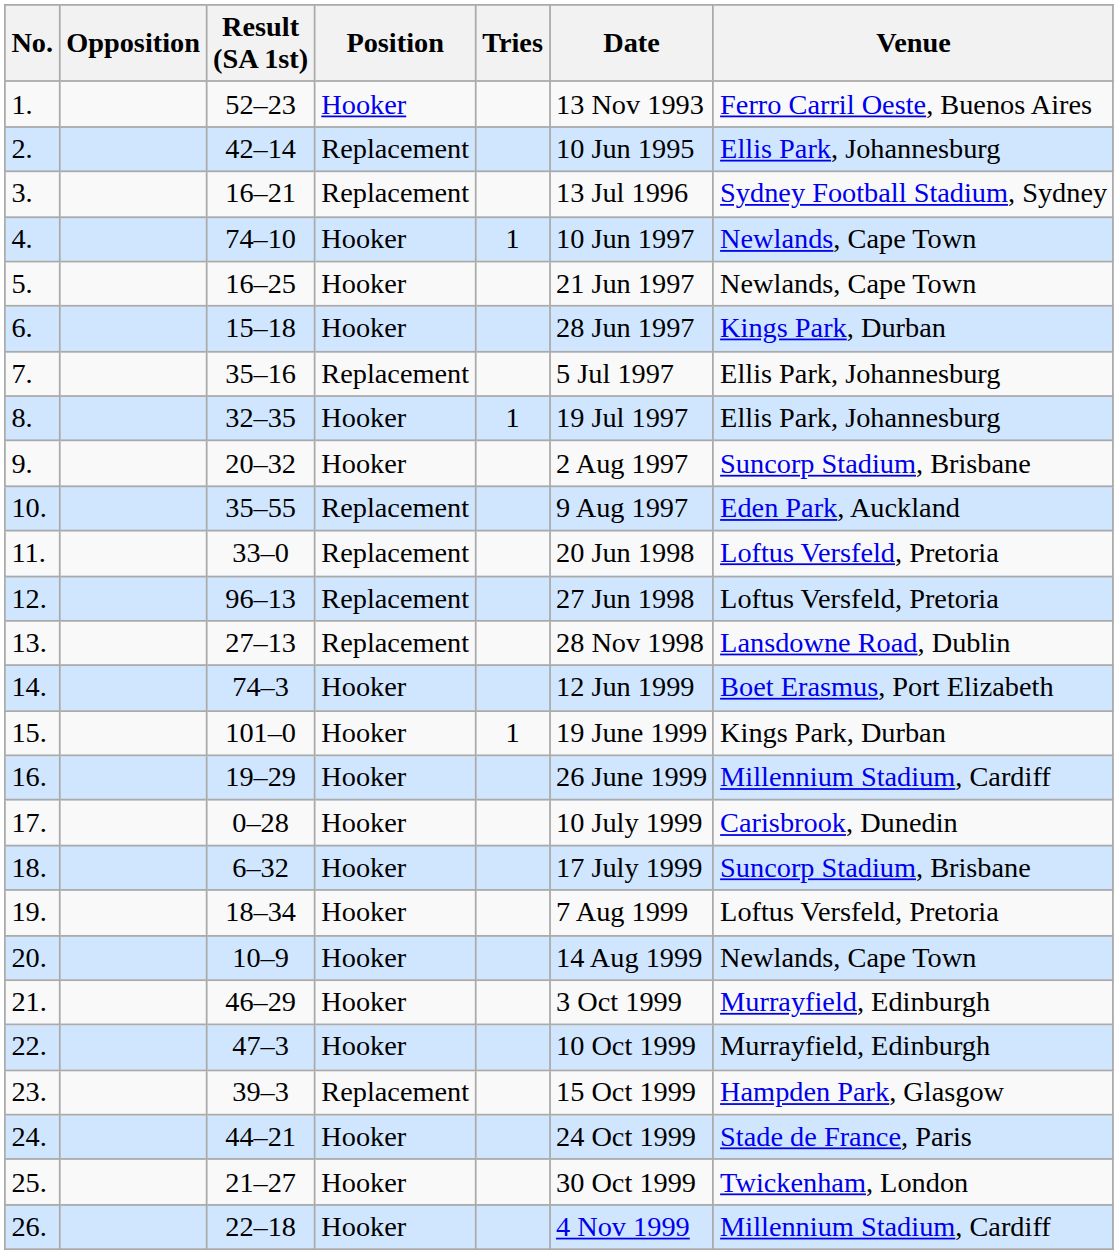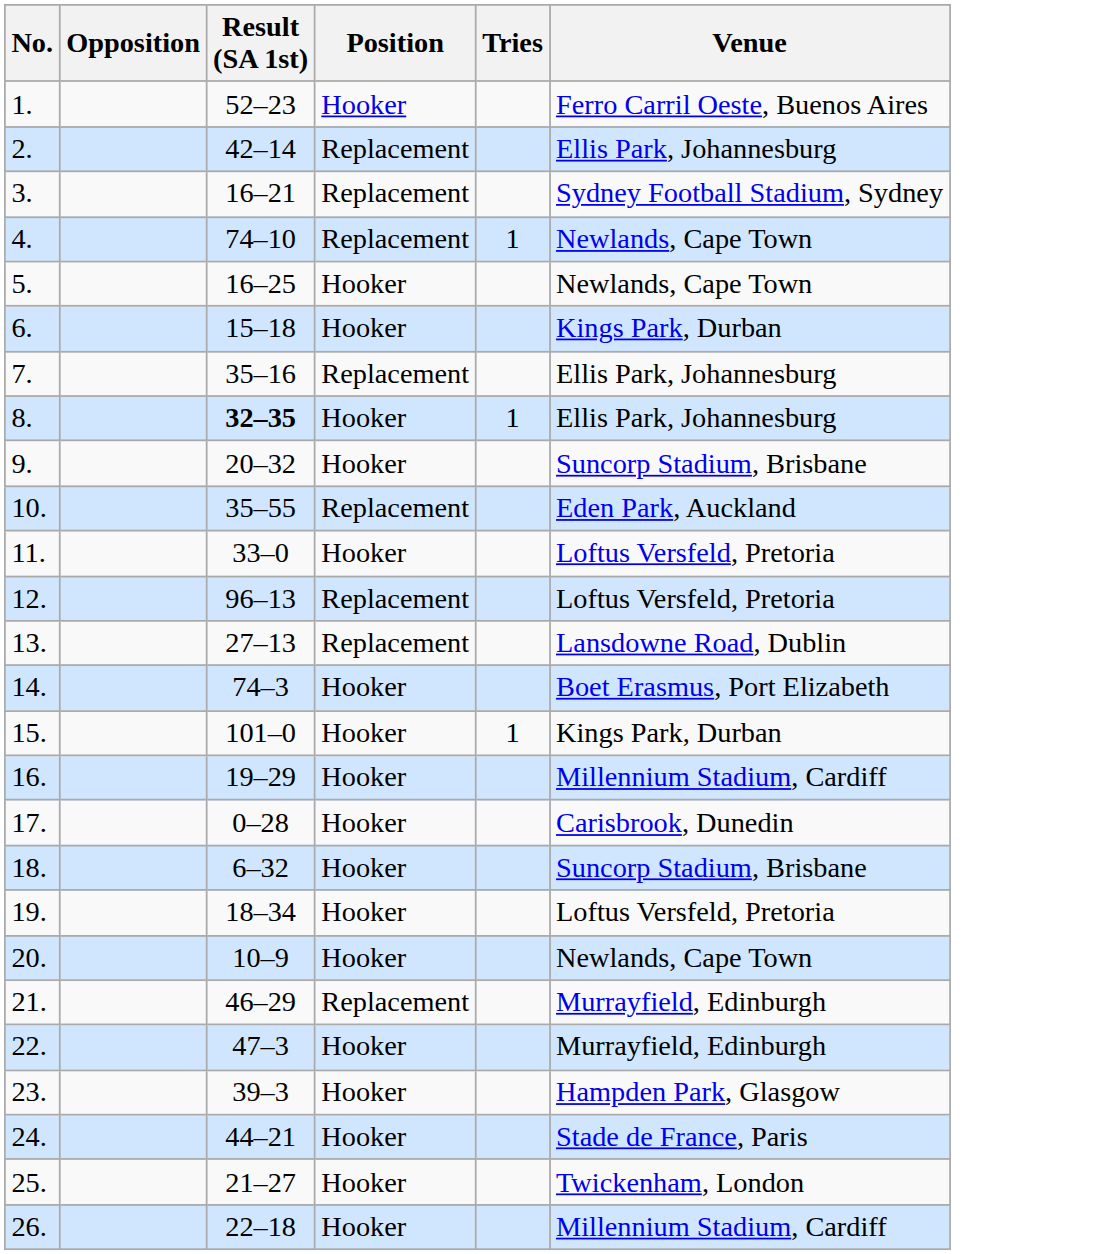- column: (632, 42)
(364, 238) Hooker -> (395, 238) Replacement
(261, 418) normal -> (261, 418) bold
(395, 552) Replacement -> (364, 552) Hooker
(364, 1002) Hooker -> (395, 1002) Replacement
(395, 1091) Replacement -> (364, 1091) Hooker
